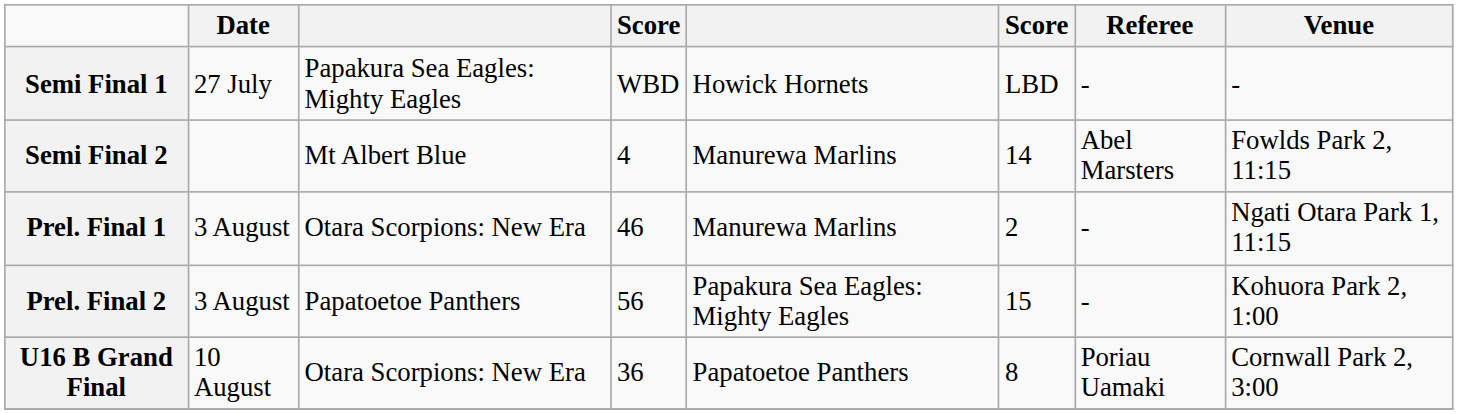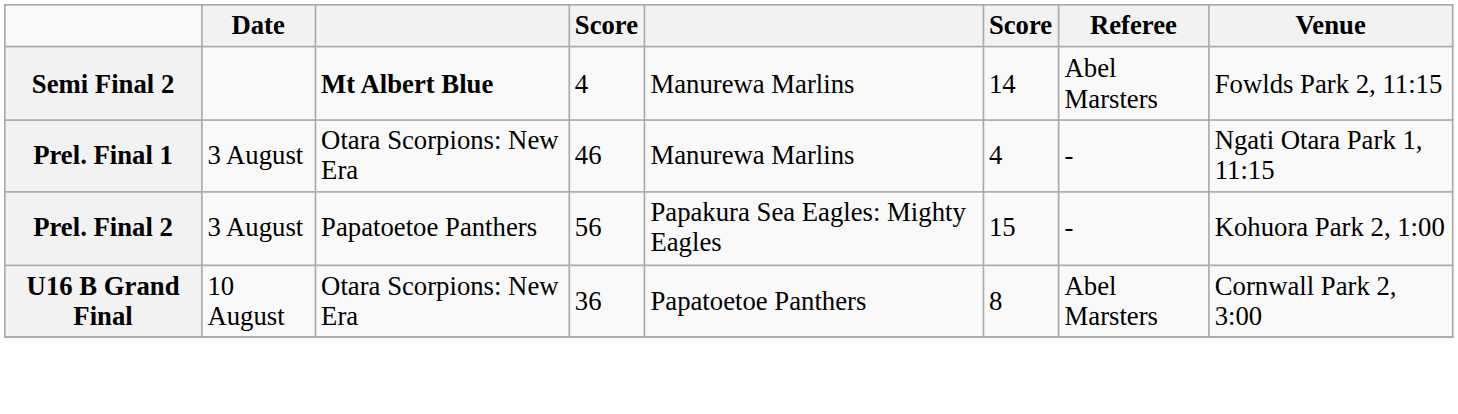- row: (96, 83)
(385, 155) normal -> (407, 83) bold
(1012, 227) 2 -> (996, 155) 4
(1123, 372) Poriau Uamaki -> (1111, 300) Abel Marsters
